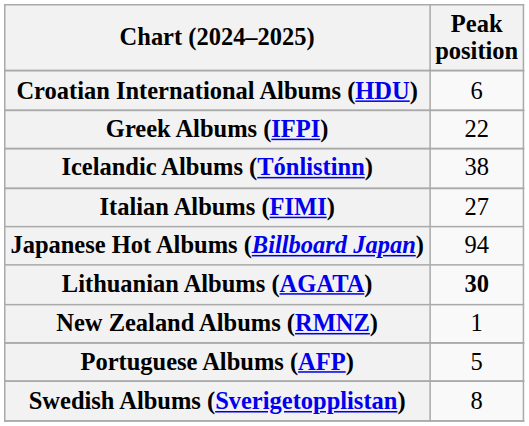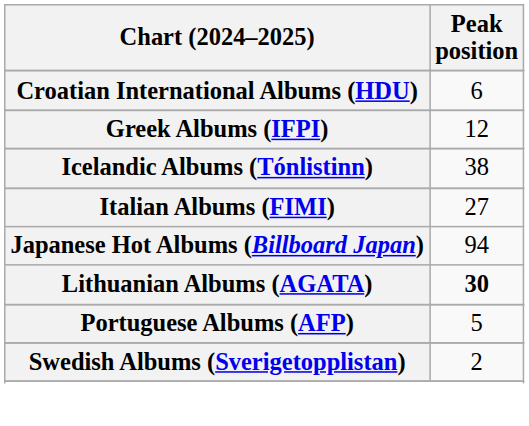(477, 129) 22 -> (477, 129) 12
- row: (217, 323)
(477, 400) 8 -> (477, 362) 2
